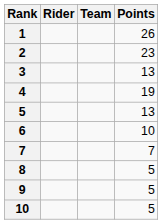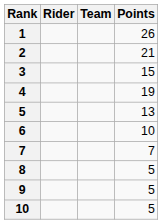(148, 53) 23 -> (148, 53) 21
(148, 72) 13 -> (148, 72) 15
